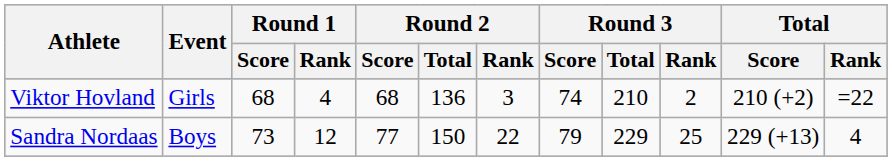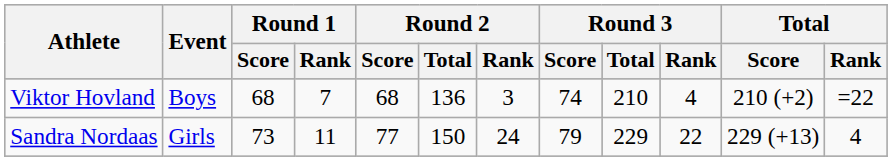(192, 98) Girls -> (192, 98) Boys
(325, 98) 4 -> (325, 98) 7
(691, 98) 2 -> (691, 98) 4
(192, 136) Boys -> (192, 136) Girls
(325, 136) 12 -> (325, 136) 11
(508, 136) 22 -> (508, 136) 24
(691, 136) 25 -> (691, 136) 22
